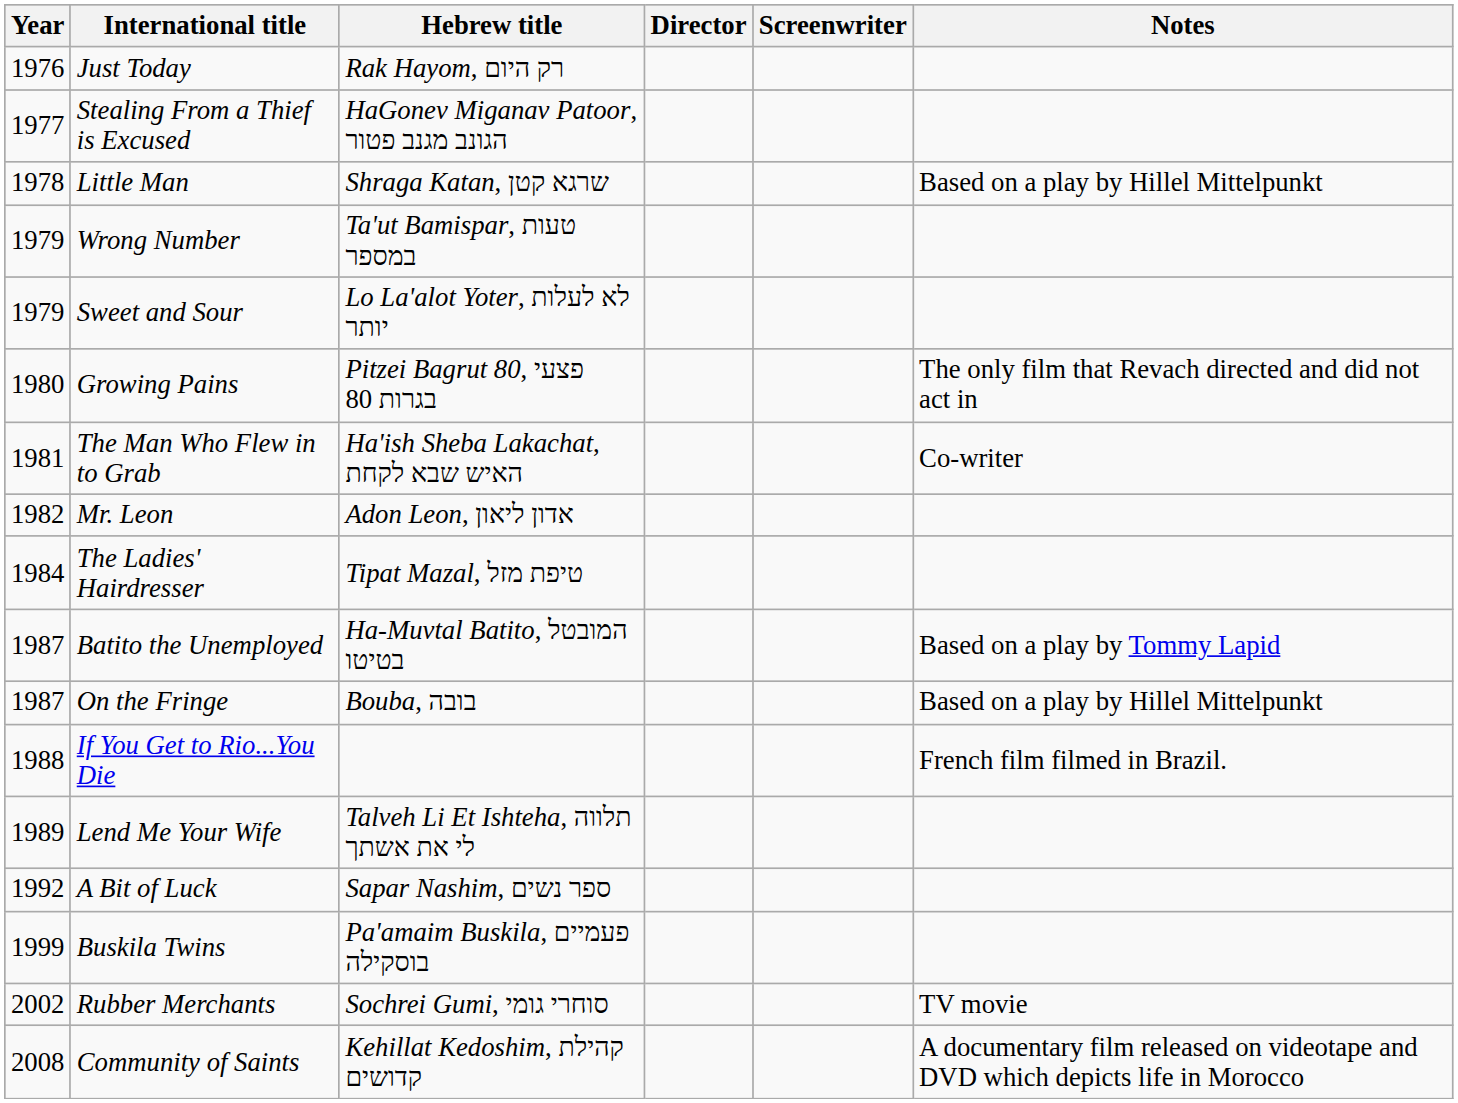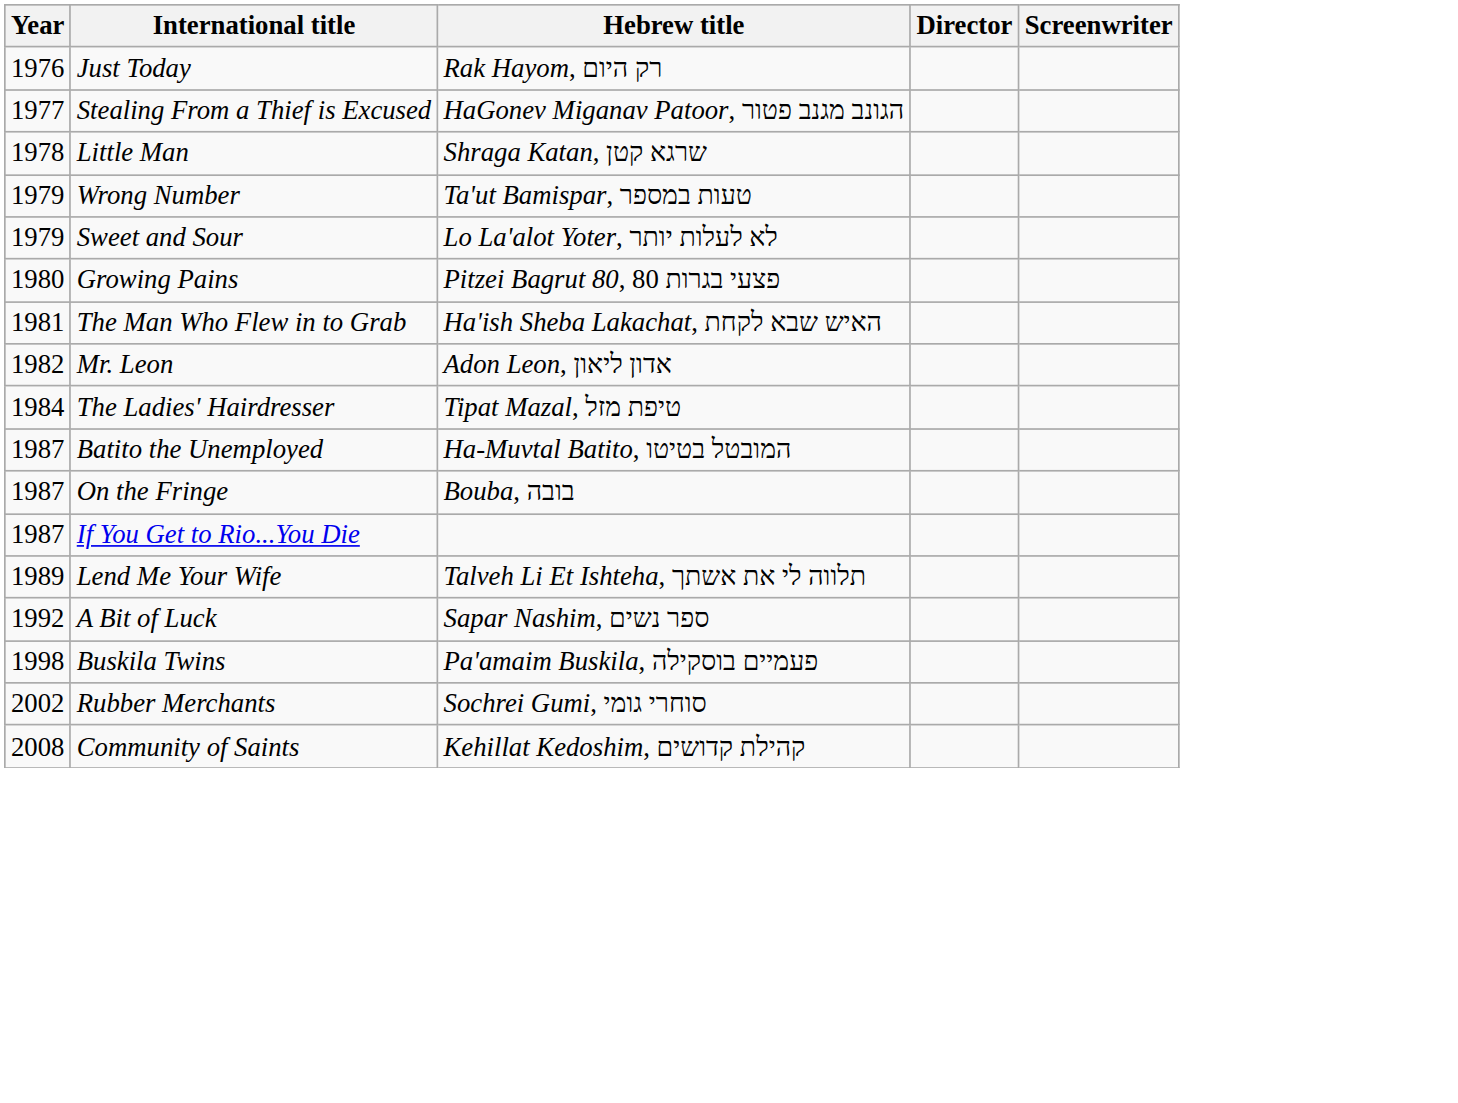- column: (1183, 25)
(38, 759) 1988 -> (38, 534) 1987
(38, 946) 1999 -> (38, 661) 1998
